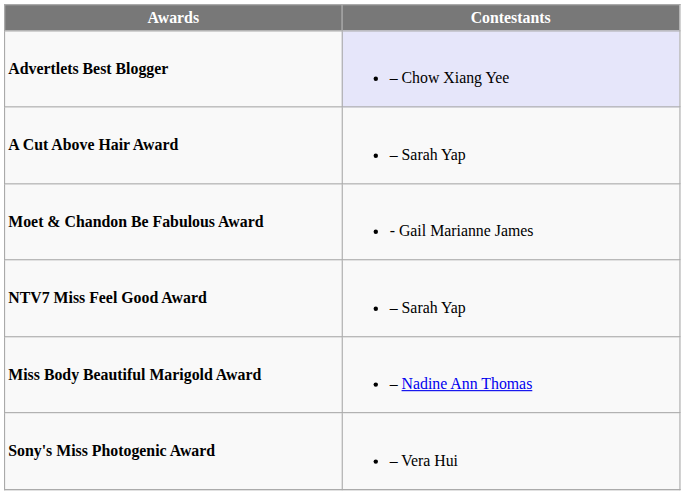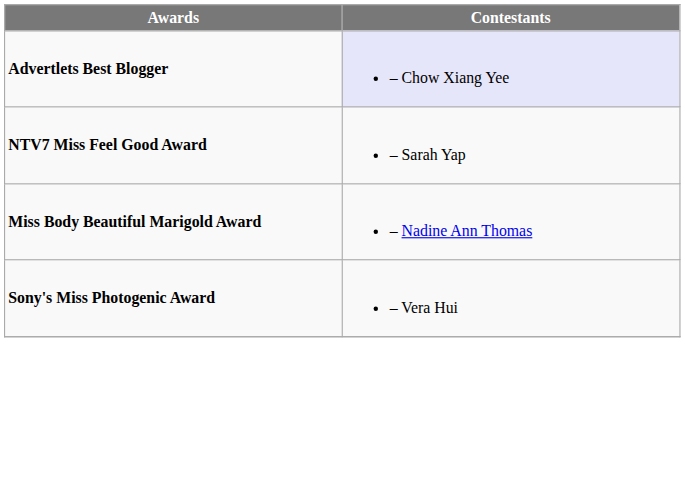- row: (93, 145)
- row: (136, 222)
